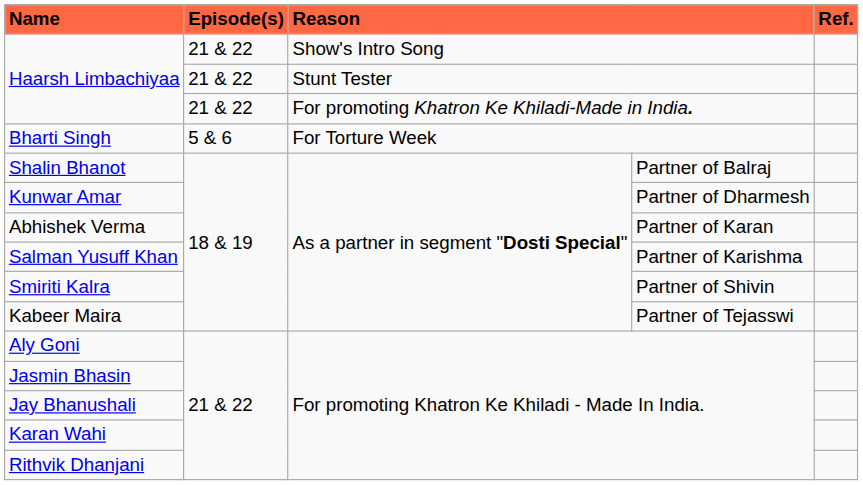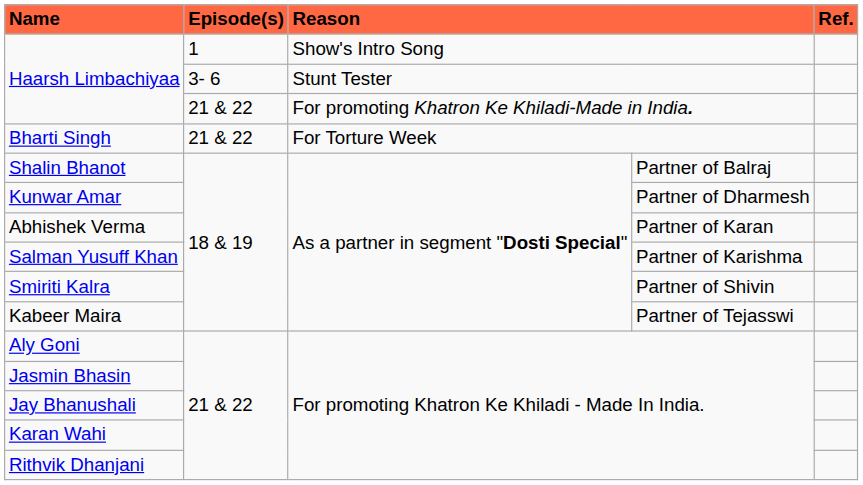(220, 49) 21 & 22 -> (193, 49) 1
(220, 78) 21 & 22 -> (204, 78) 3- 6
(210, 138) 5 & 6 -> (220, 138) 21 & 22
